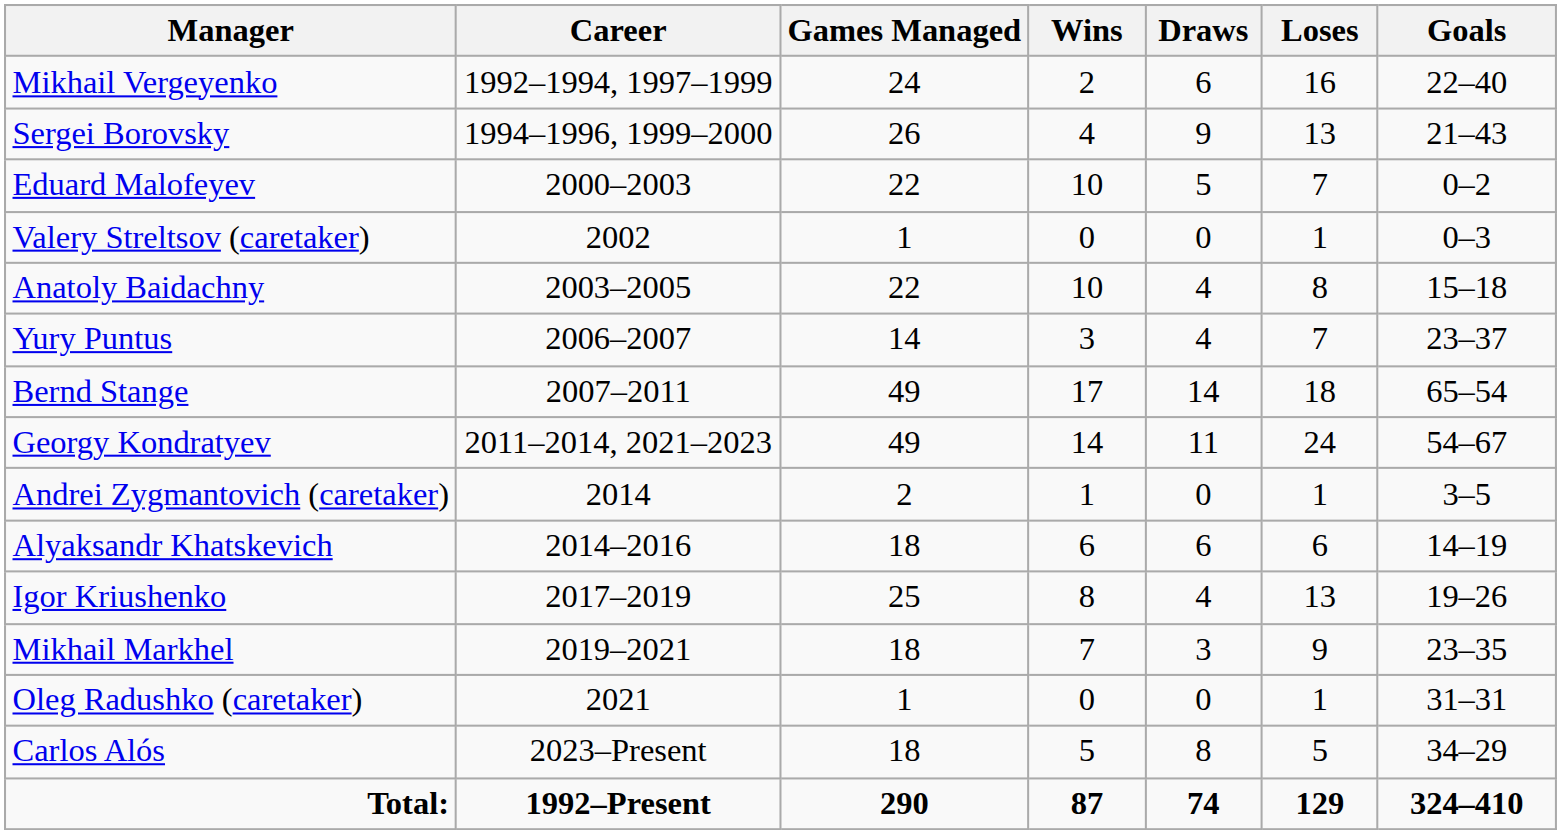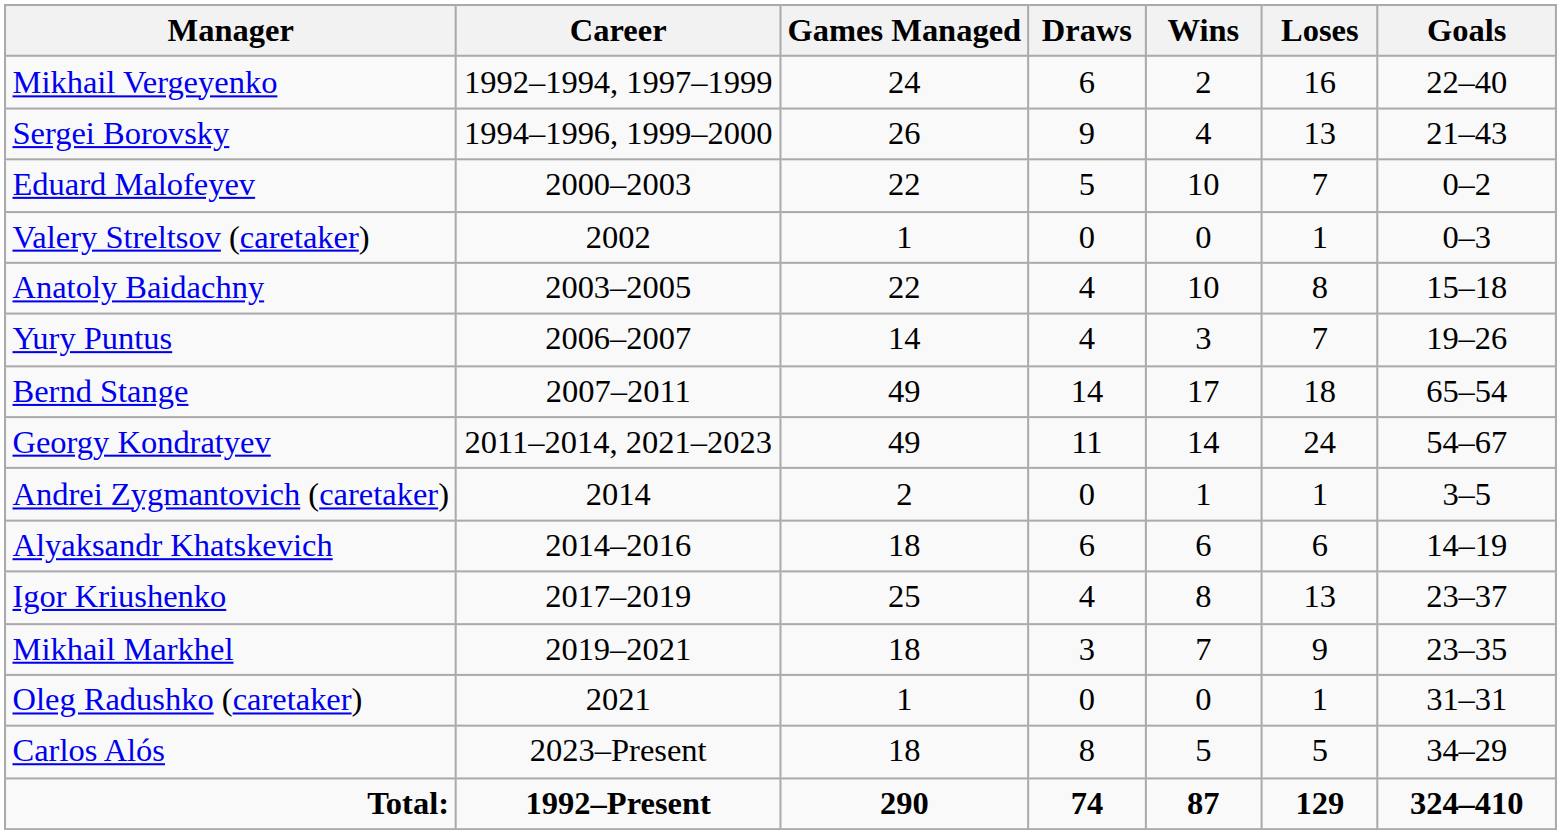columns swapped: (1087, 30) <-> (1203, 30)
(1467, 339) 23–37 -> (1467, 339) 19–26
(1467, 596) 19–26 -> (1467, 596) 23–37
